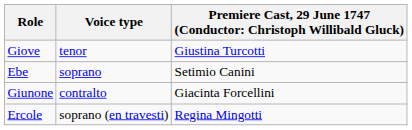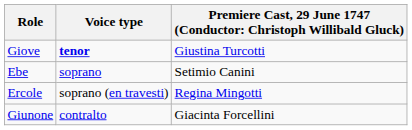(73, 51) normal -> (74, 51) bold
rows swapped: (30, 93) <-> (25, 114)
